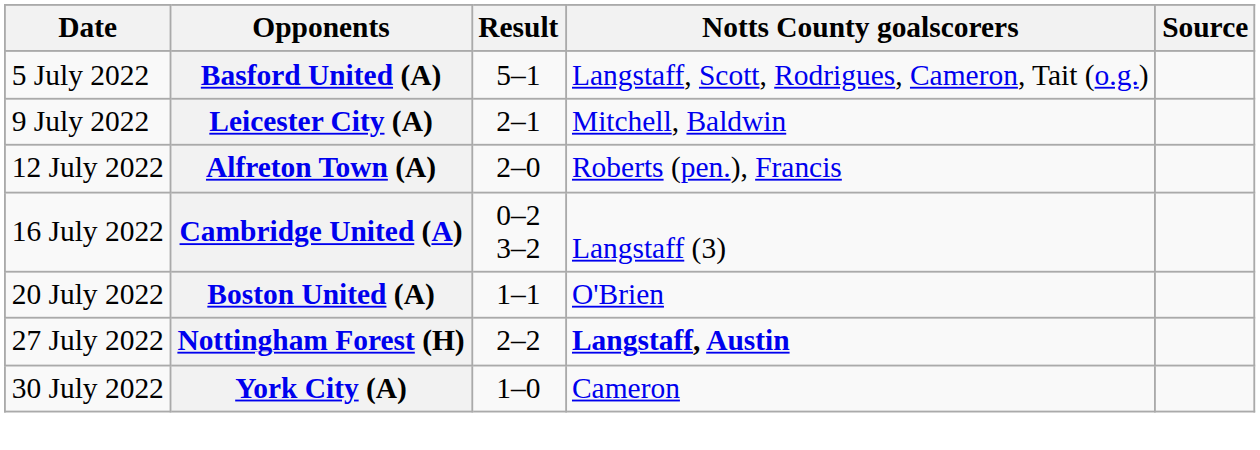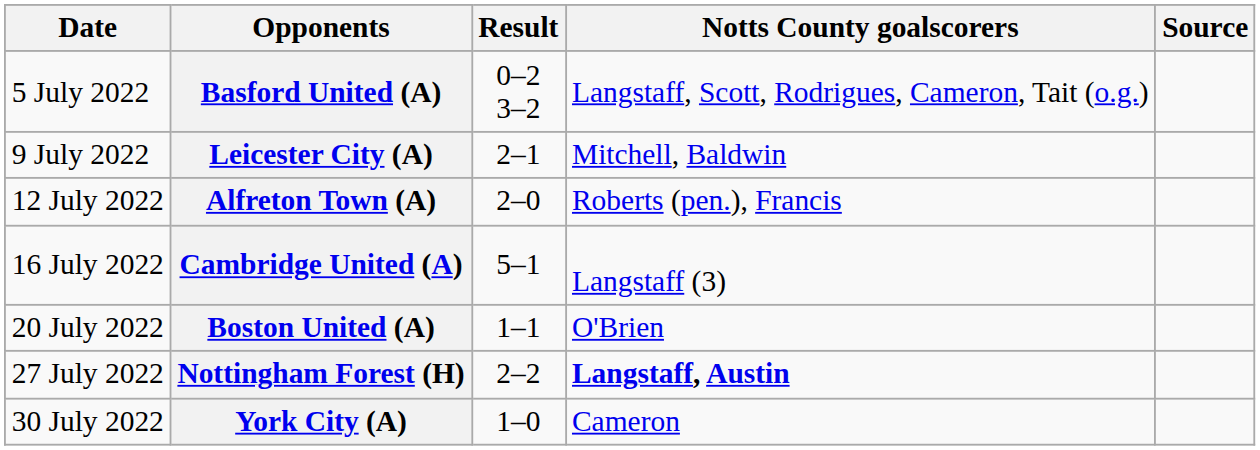(518, 74) 5–1 -> (518, 91) 0–2 3–2
(518, 231) 0–2 3–2 -> (518, 264) 5–1
